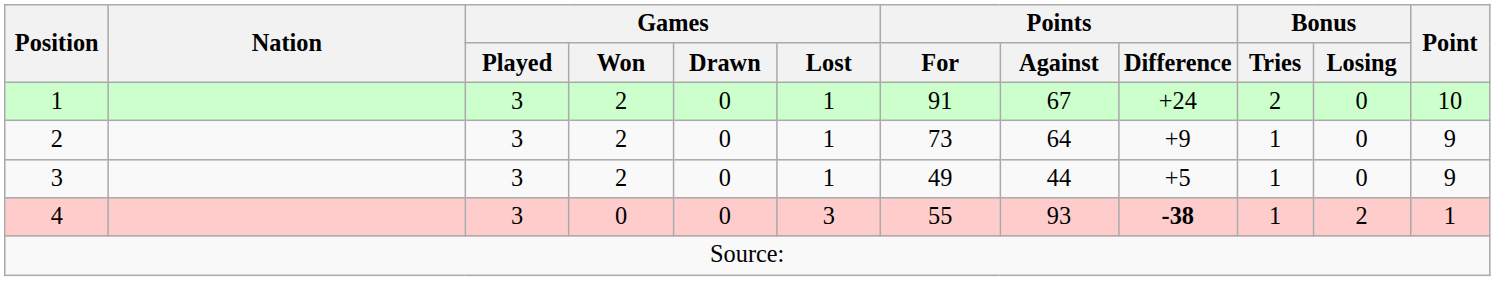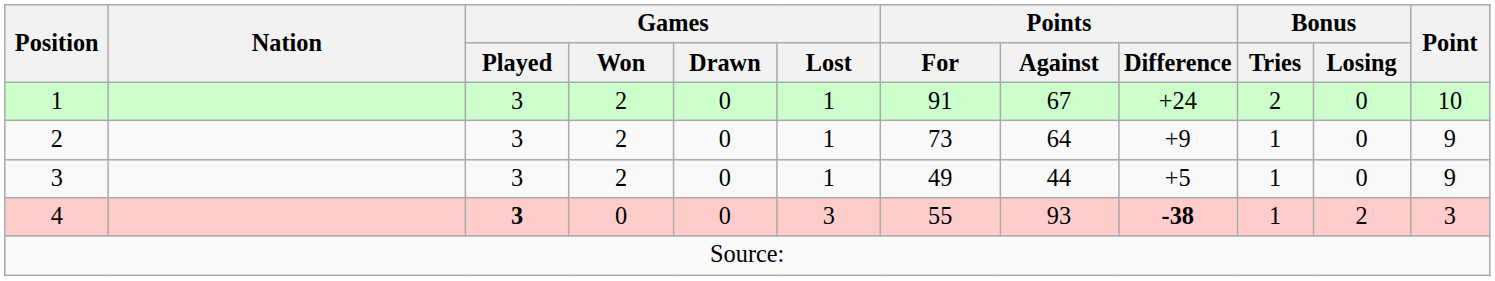(517, 216) normal -> (517, 216) bold
(1450, 216) 1 -> (1450, 216) 3
